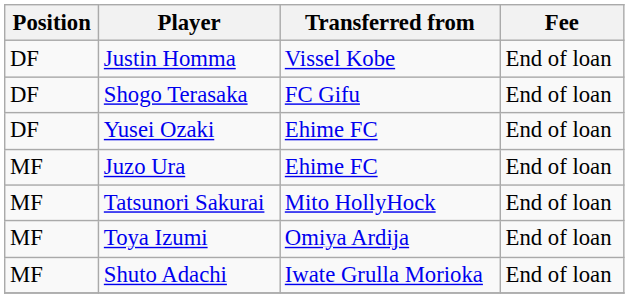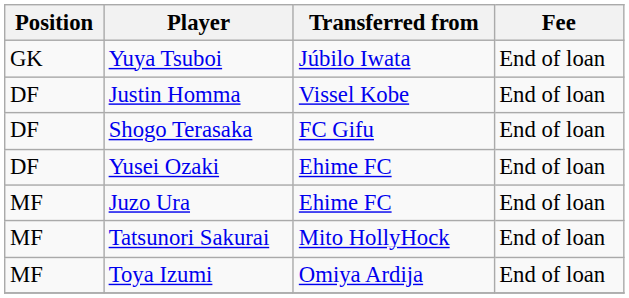+ row: (165, 58)
- row: (165, 274)
